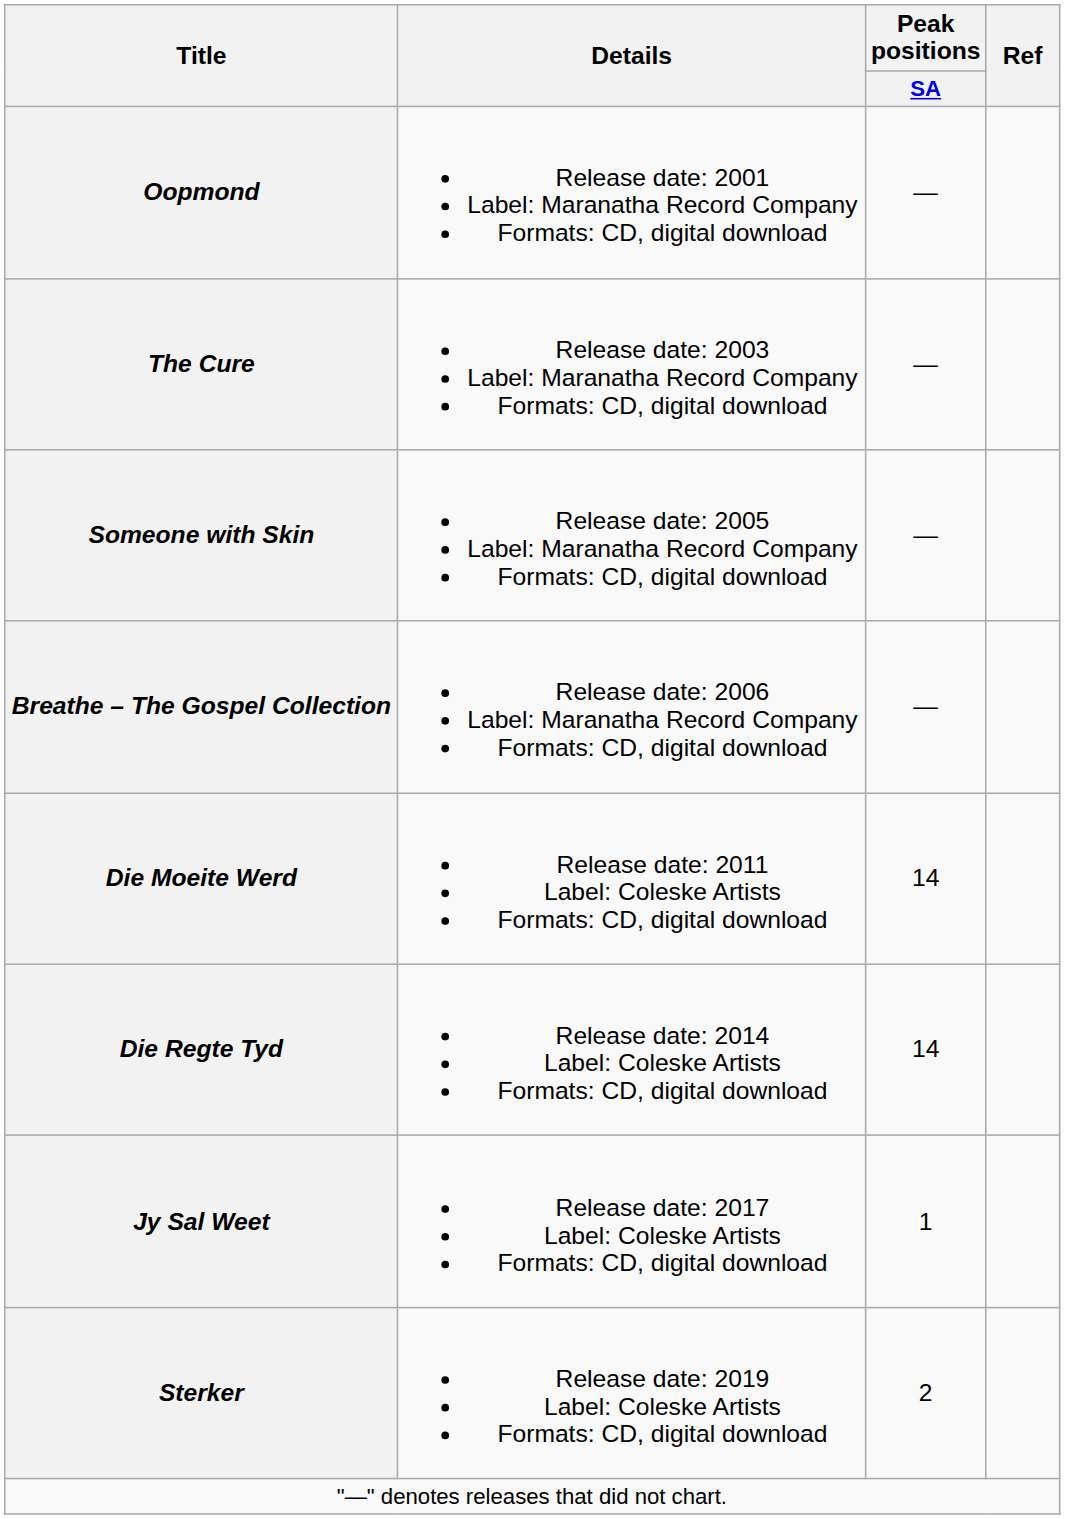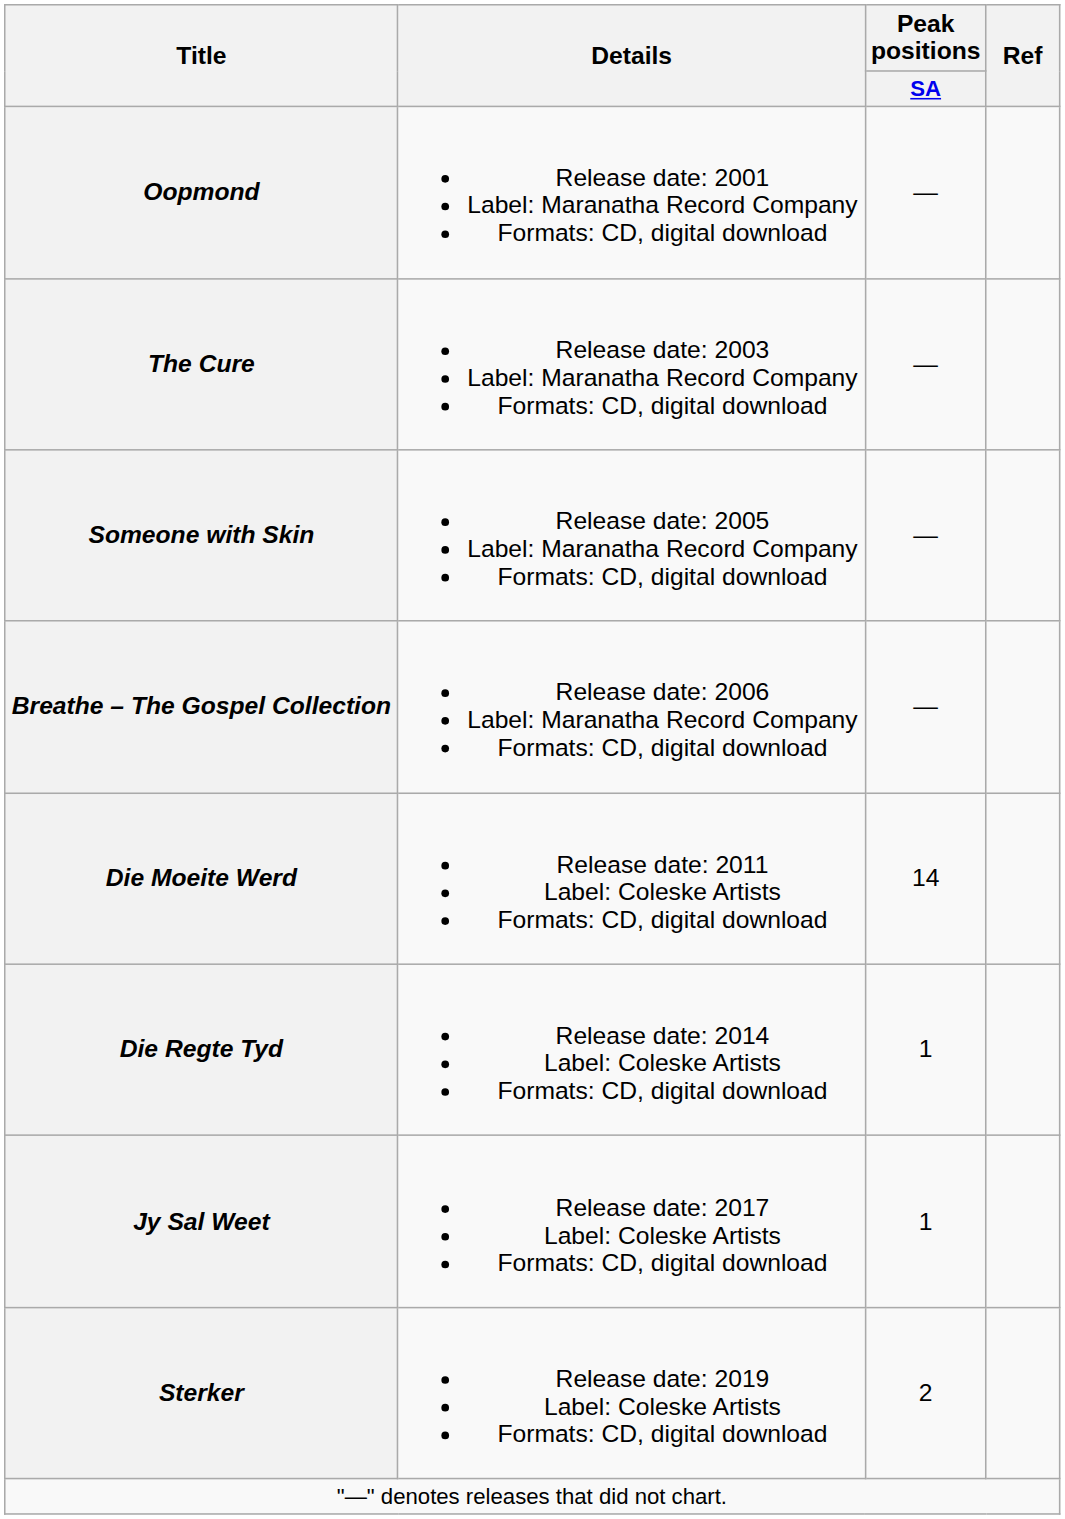(926, 1049) 14 -> (926, 1049) 1
